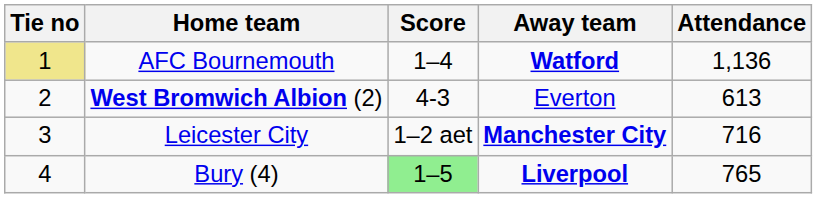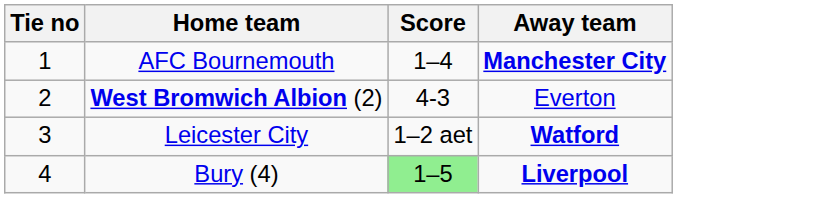- column: (742, 23)
(45, 60) khaki background -> (45, 60) no background
(575, 60) Watford -> (575, 60) Manchester City
(575, 135) Manchester City -> (575, 135) Watford
